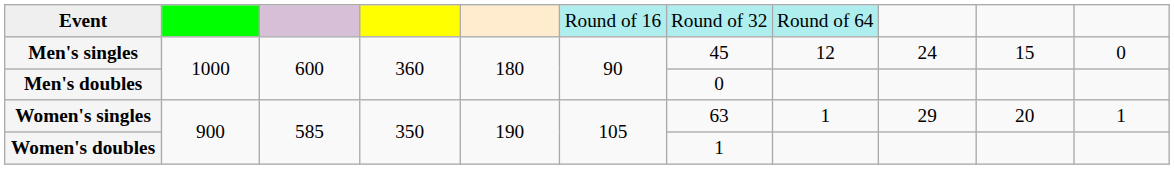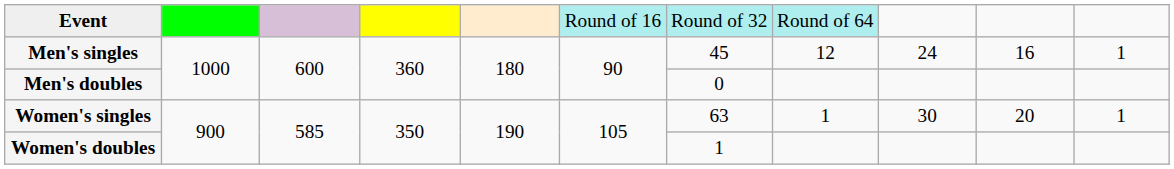(1025, 52) 15 -> (1025, 52) 16
(1121, 52) 0 -> (1121, 52) 1
(927, 116) 29 -> (927, 116) 30
